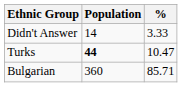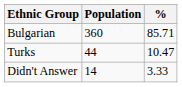rows swapped: (31, 71) <-> (42, 33)
(91, 52) bold -> (91, 52) normal
